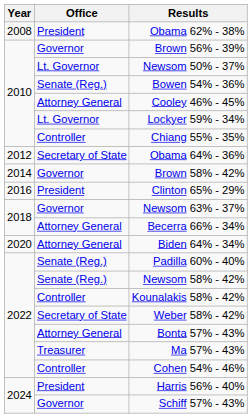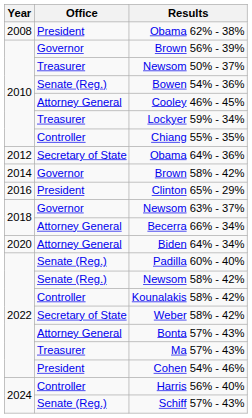(68, 66) Lt. Governor -> (61, 66) Treasurer
(68, 119) Lt. Governor -> (61, 119) Treasurer
(61, 368) Controller -> (61, 368) President
(61, 386) President -> (61, 386) Controller
(60, 404) Governor -> (72, 404) Senate (Reg.)
